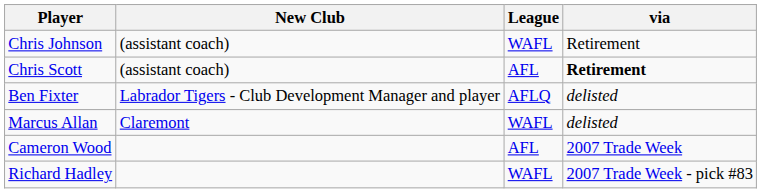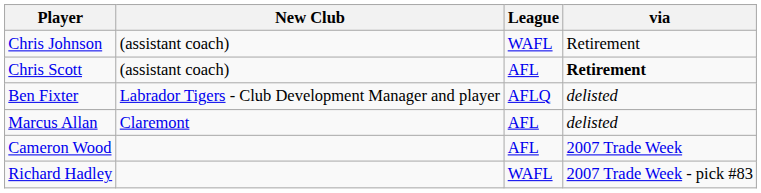(530, 122) WAFL -> (523, 122) AFL
